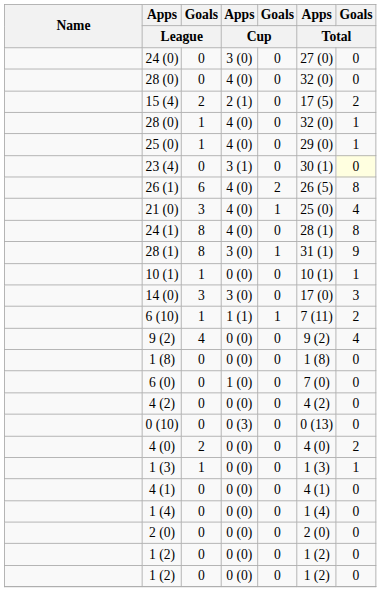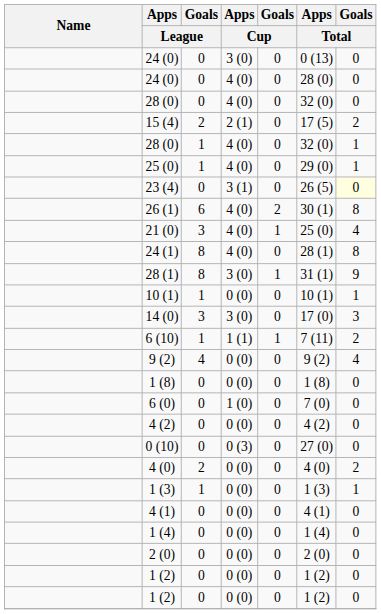(317, 58) 27 (0) -> (317, 58) 0 (13)
+ row: (162, 79)
(317, 166) 30 (1) -> (317, 187) 26 (5)
(317, 187) 26 (5) -> (317, 209) 30 (1)
(317, 425) 0 (13) -> (317, 446) 27 (0)
